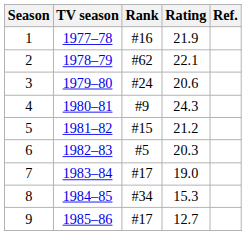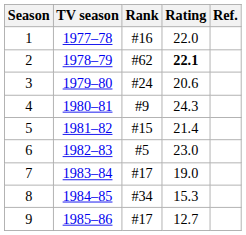(186, 38) 21.9 -> (186, 38) 22.0
(186, 60) normal -> (186, 60) bold
(186, 128) 21.2 -> (186, 128) 21.4
(186, 151) 20.3 -> (186, 151) 23.0
